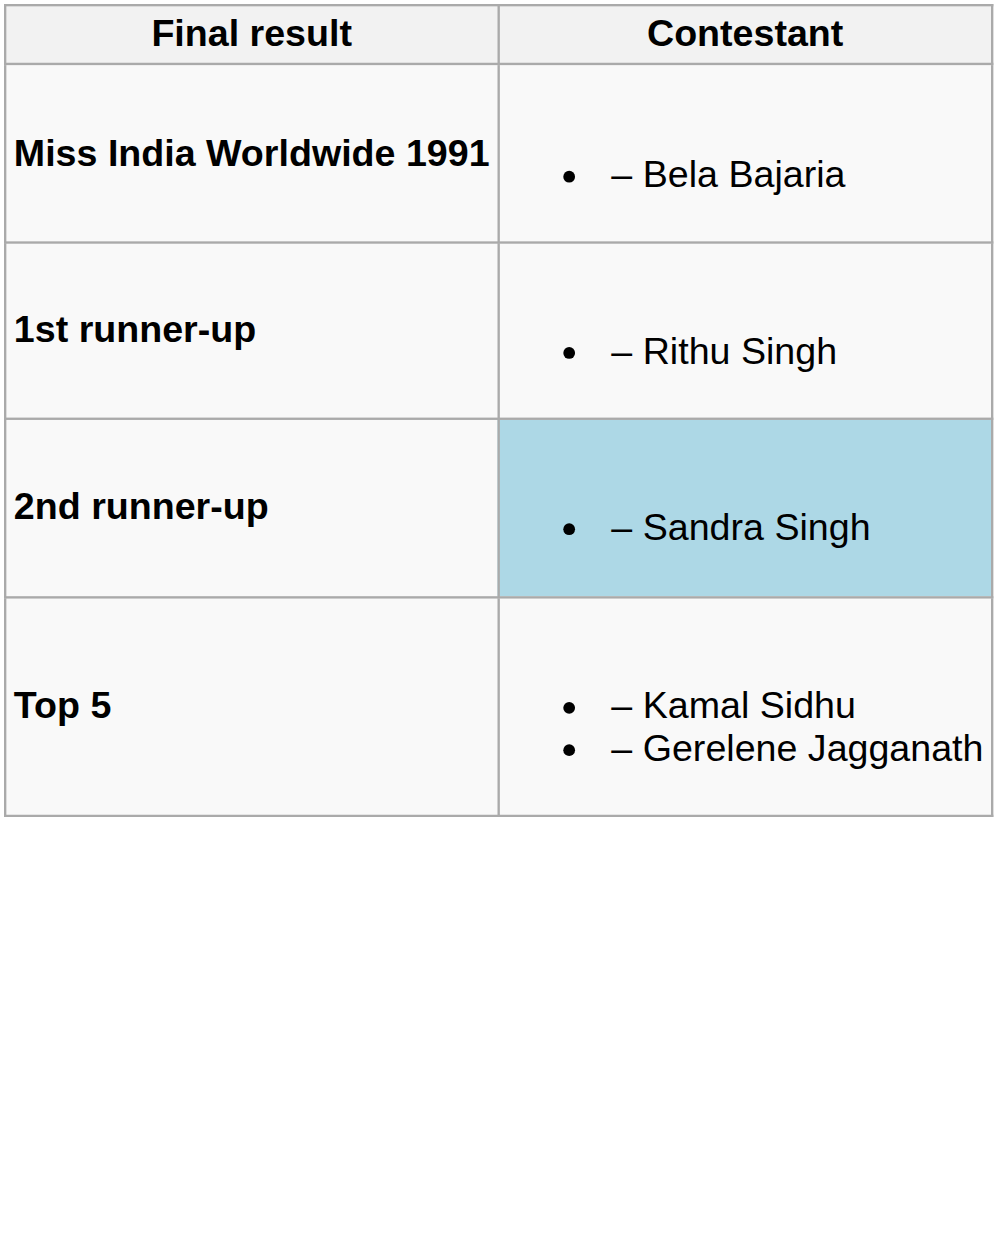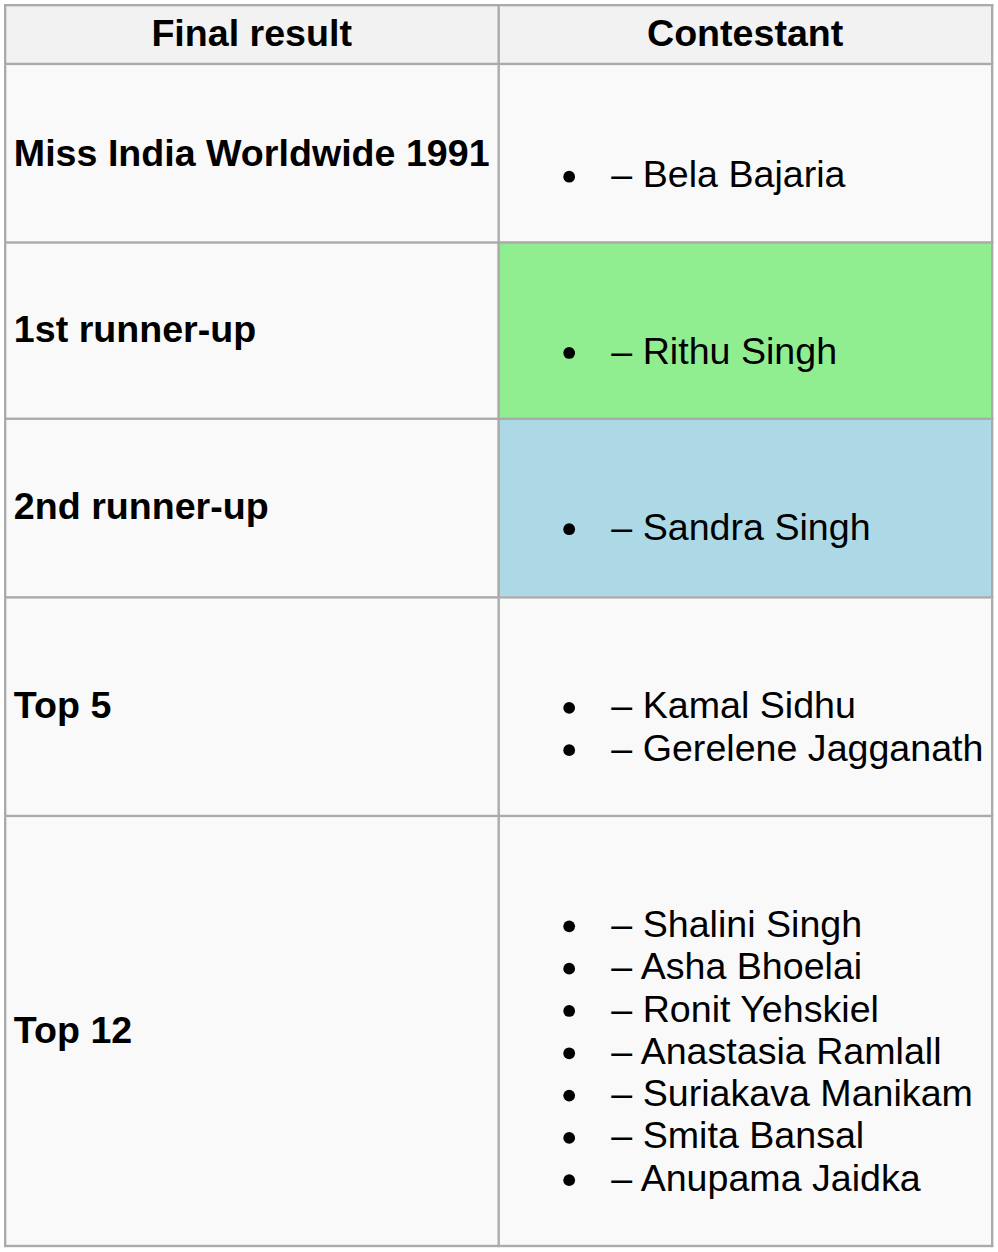(745, 352) no background -> (745, 352) lightgreen background
+ row: (73, 1030)
